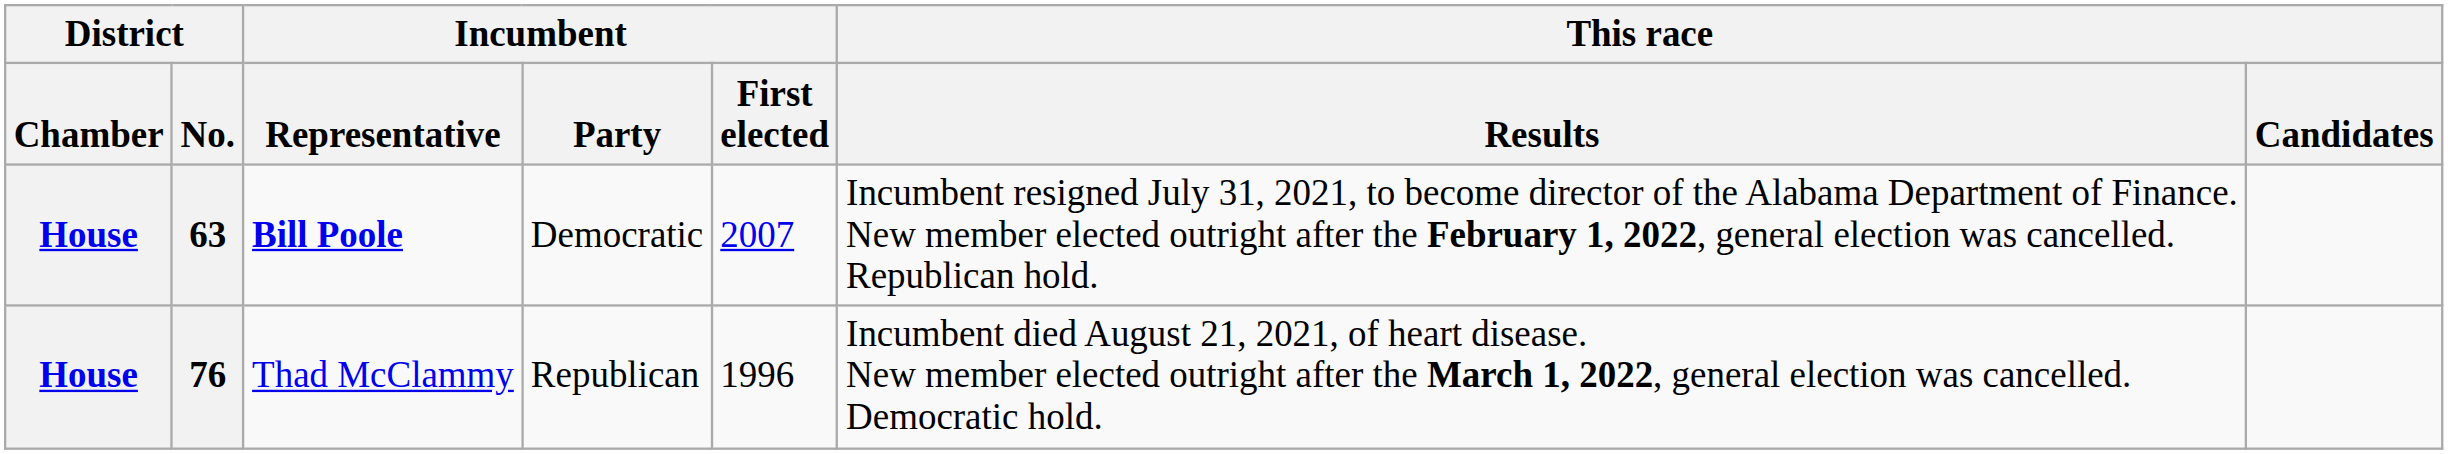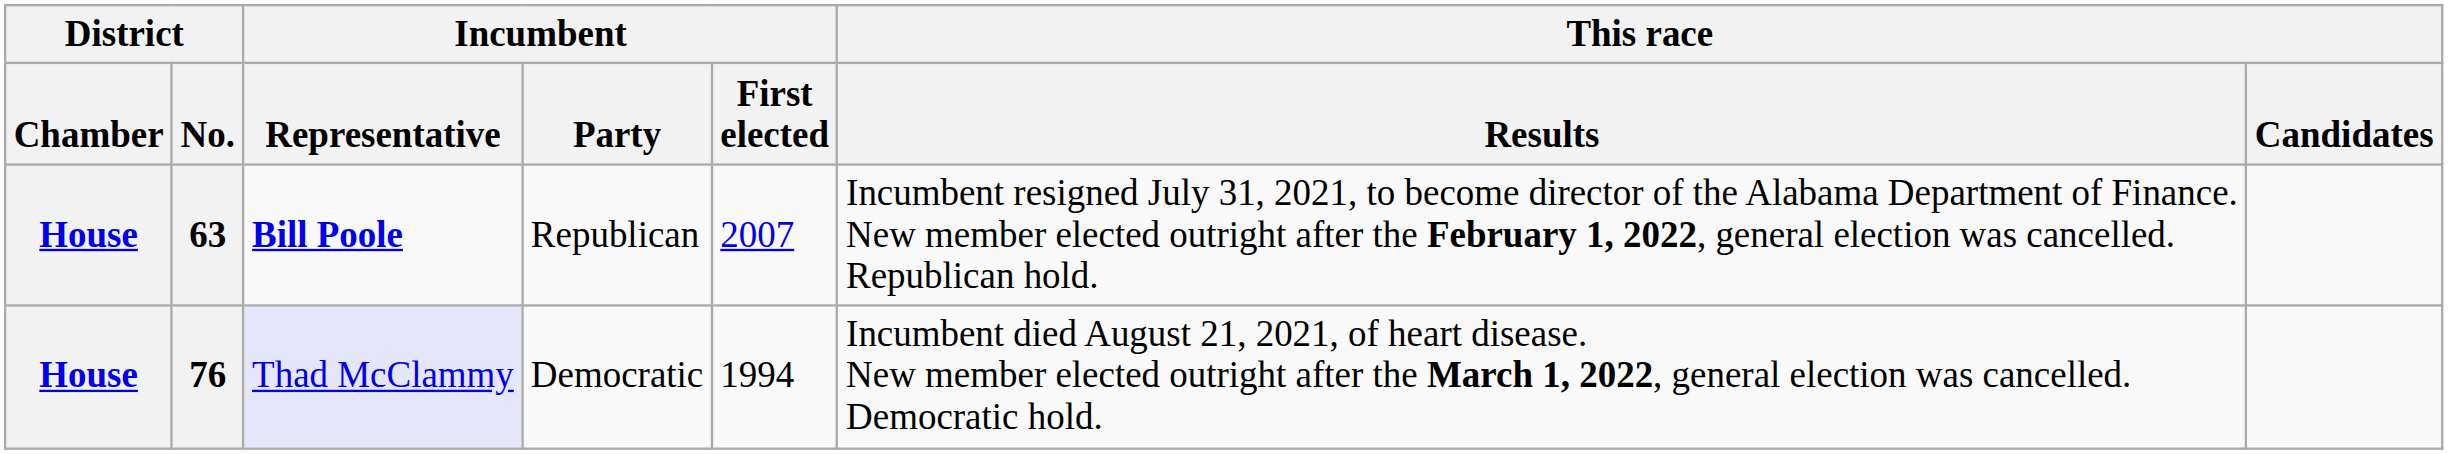(617, 234) Democratic -> (615, 234) Republican
(383, 375) no background -> (383, 375) lavender background
(615, 375) Republican -> (617, 375) Democratic
(757, 375) 1996 -> (757, 375) 1994
